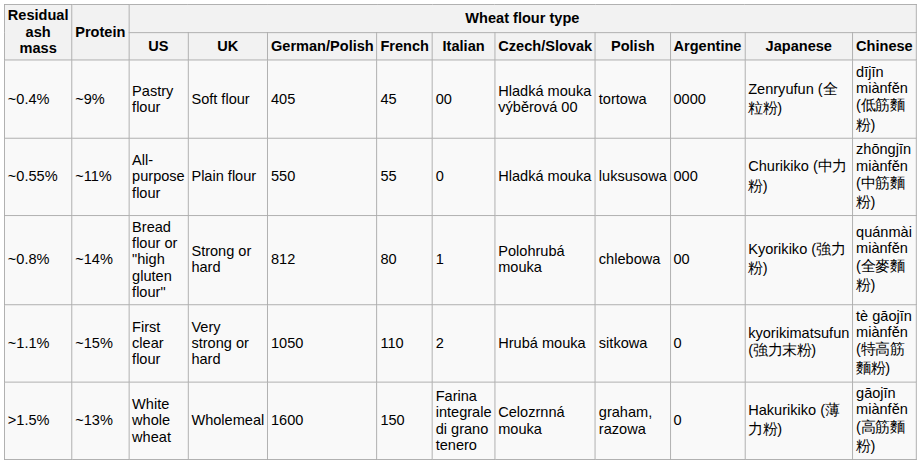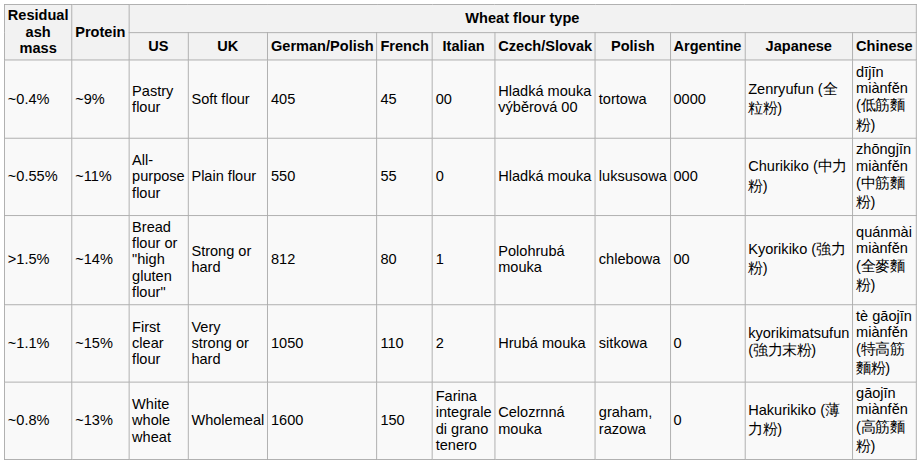(29, 260) ~0.8% -> (29, 260) >1.5%
(29, 420) >1.5% -> (29, 420) ~0.8%
